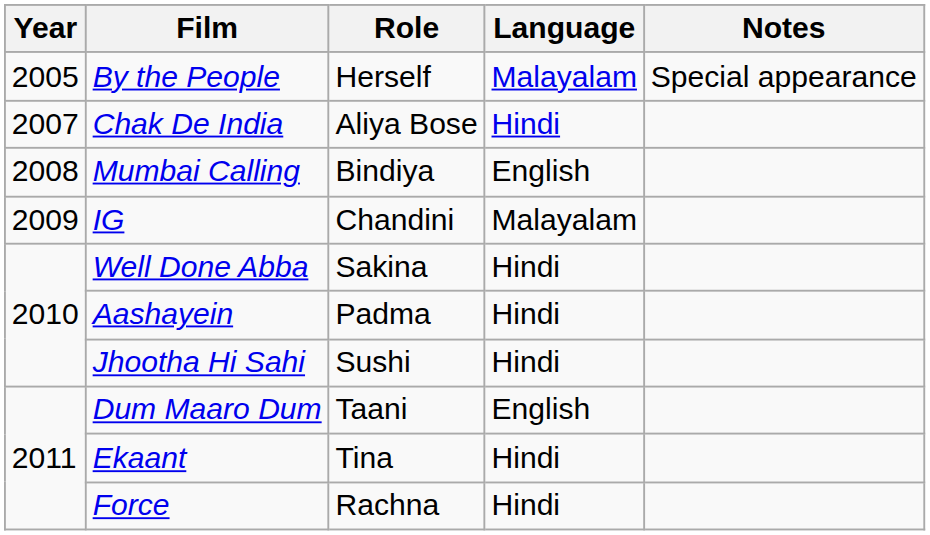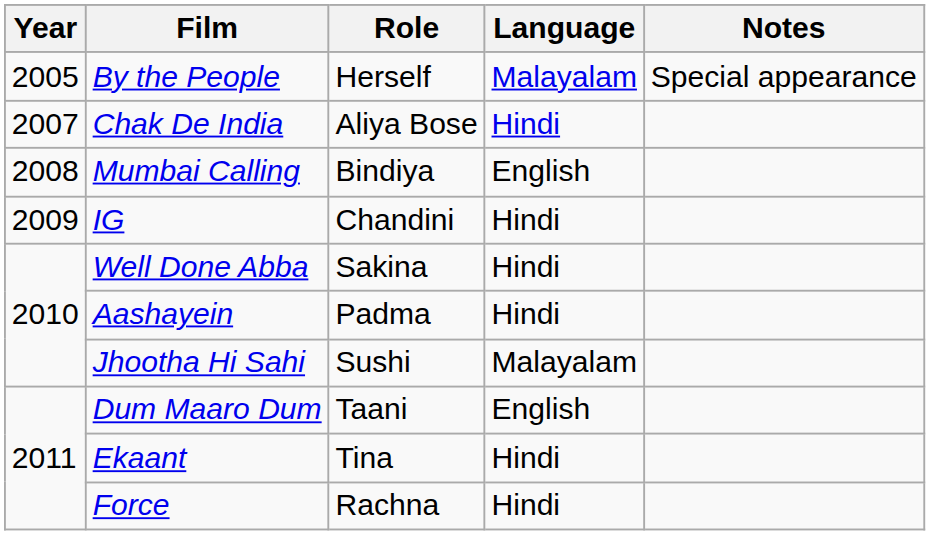(564, 219) Malayalam -> (526, 219) Hindi
(526, 362) Hindi -> (564, 362) Malayalam
